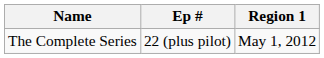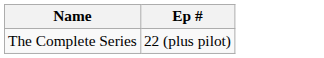- column: (277, 16)
